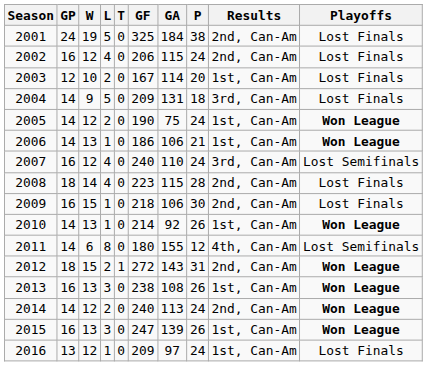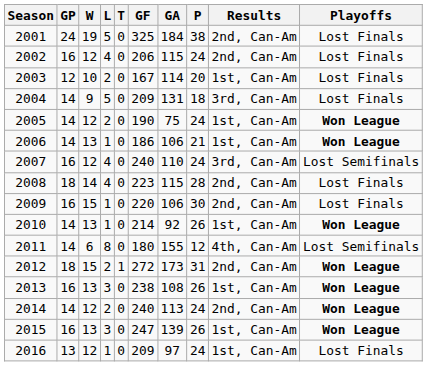(143, 204) 218 -> (143, 204) 220
(172, 267) 143 -> (172, 267) 173
